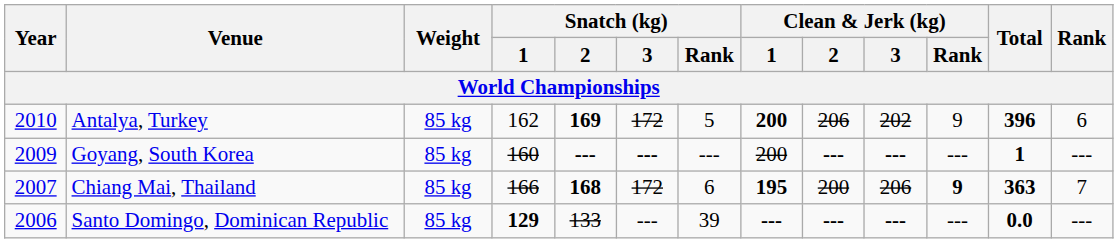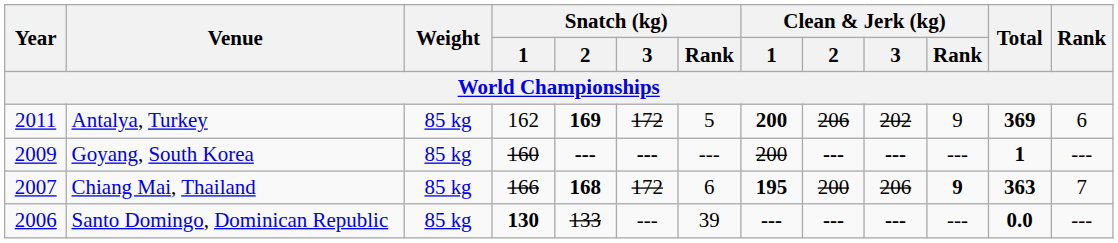(36, 120) 2010 -> (36, 120) 2011
(1020, 120) 396 -> (1020, 120) 369
(523, 220) 129 -> (523, 220) 130
